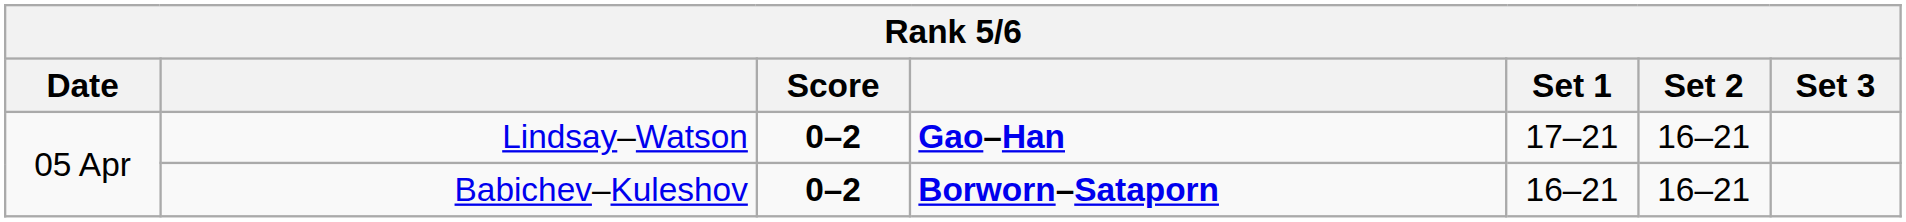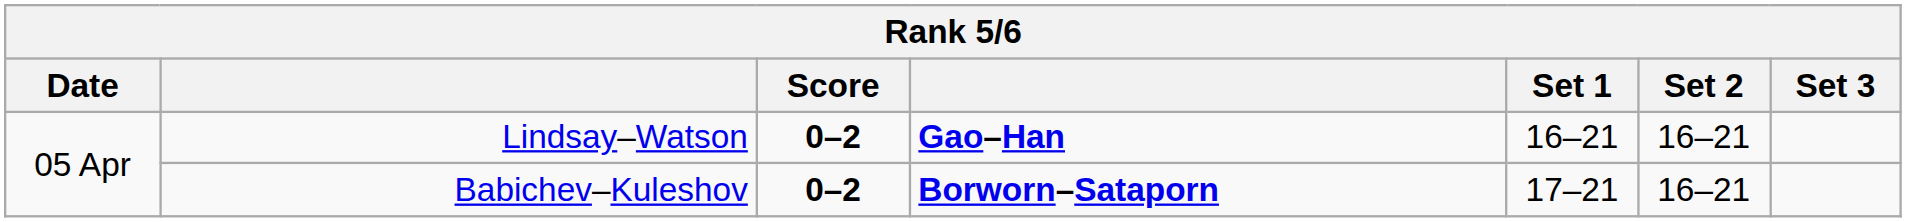(1572, 138) 17–21 -> (1572, 138) 16–21
(1572, 190) 16–21 -> (1572, 190) 17–21
